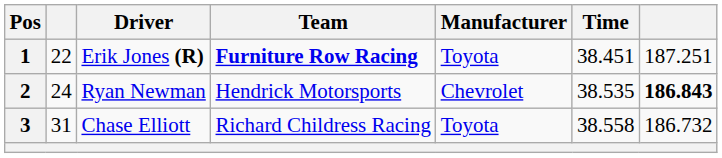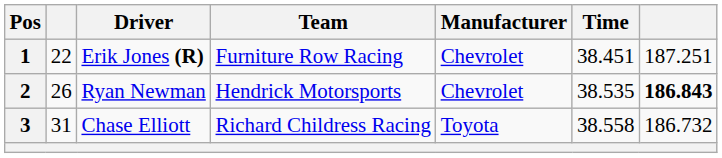(317, 56) bold -> (309, 56) normal
(470, 56) Toyota -> (482, 56) Chevrolet
(61, 91) 24 -> (61, 91) 26
